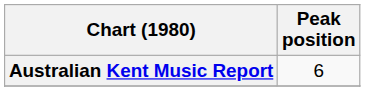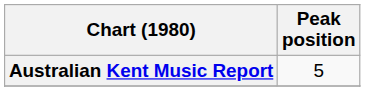(319, 70) 6 -> (319, 70) 5
